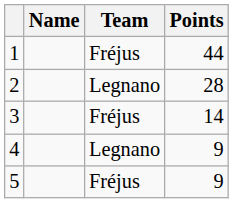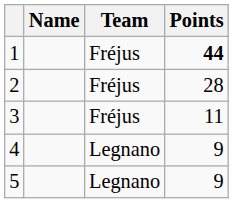(213, 52) normal -> (213, 52) bold
(125, 85) Legnano -> (114, 85) Fréjus
(213, 117) 14 -> (214, 117) 11
(114, 181) Fréjus -> (125, 181) Legnano
